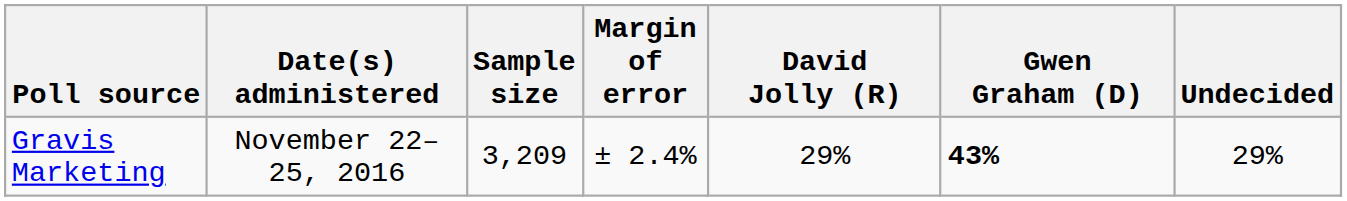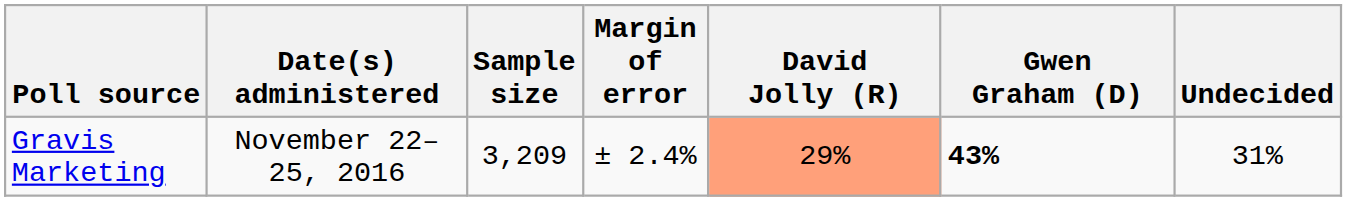(825, 157) no background -> (825, 157) lightsalmon background
(1257, 157) 29% -> (1257, 157) 31%
